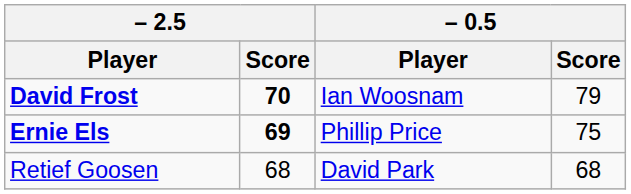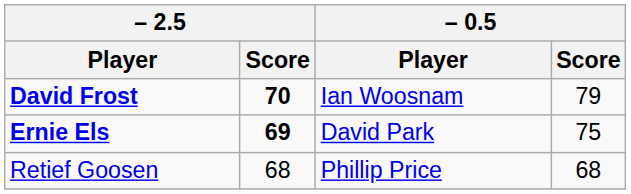(381, 133) Phillip Price -> (377, 133) David Park
(377, 170) David Park -> (381, 170) Phillip Price
